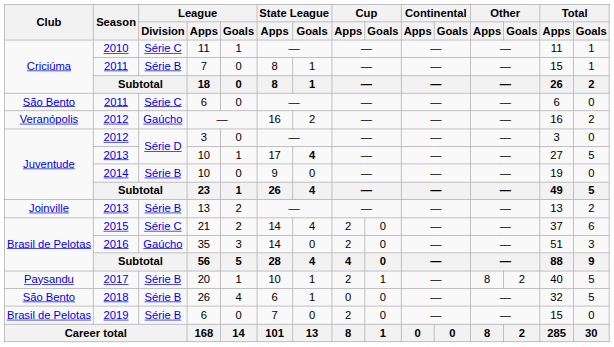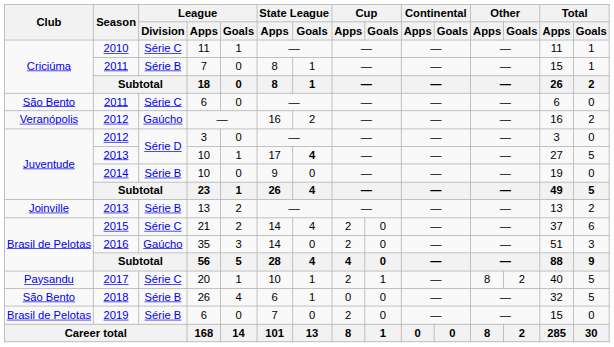(163, 279) Série B -> (163, 279) Série C
